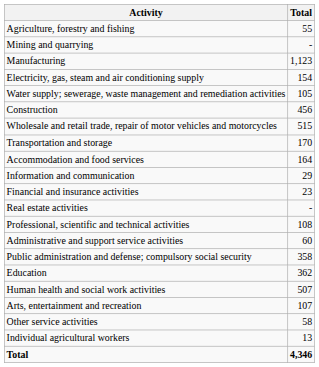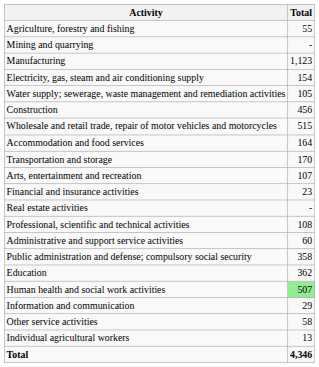rows swapped: (59, 143) <-> (75, 159)
rows swapped: (70, 175) <-> (74, 306)
(305, 289) no background -> (305, 289) lightgreen background
